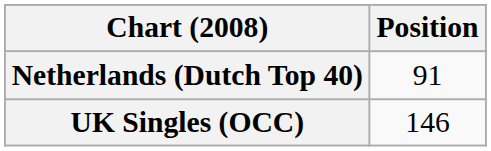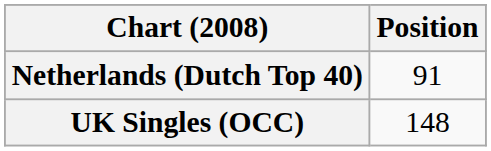(428, 121) 146 -> (428, 121) 148
